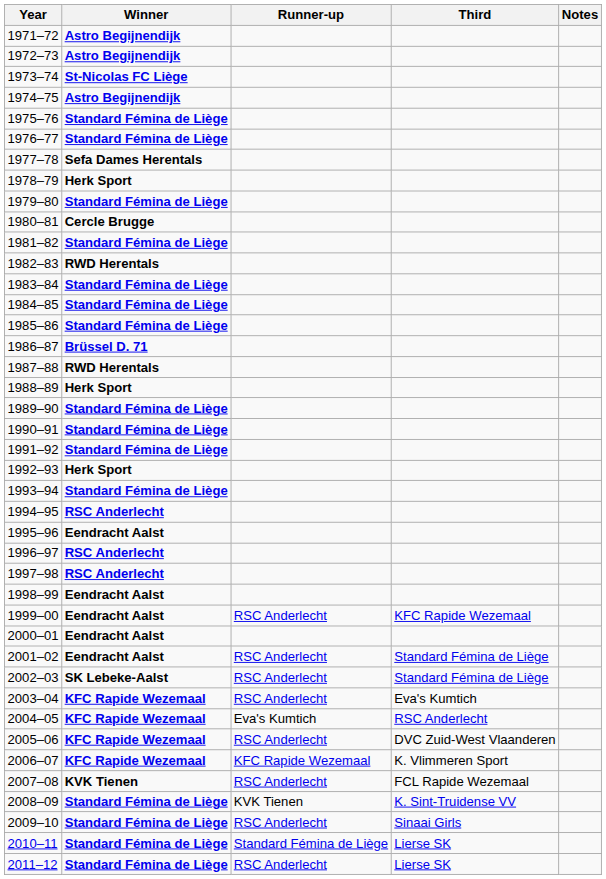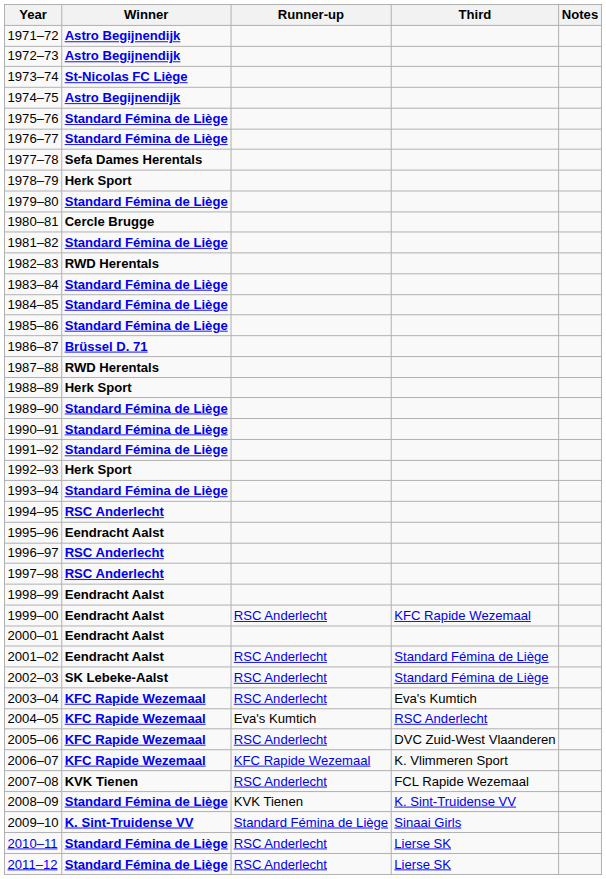(146, 823) Standard Fémina de Liège -> (129, 823) K. Sint-Truidense VV
(280, 823) RSC Anderlecht -> (311, 823) Standard Fémina de Liège
(311, 843) Standard Fémina de Liège -> (280, 843) RSC Anderlecht
